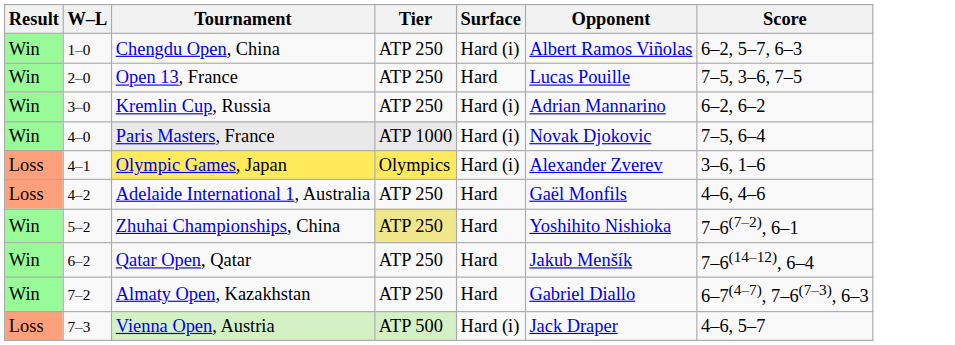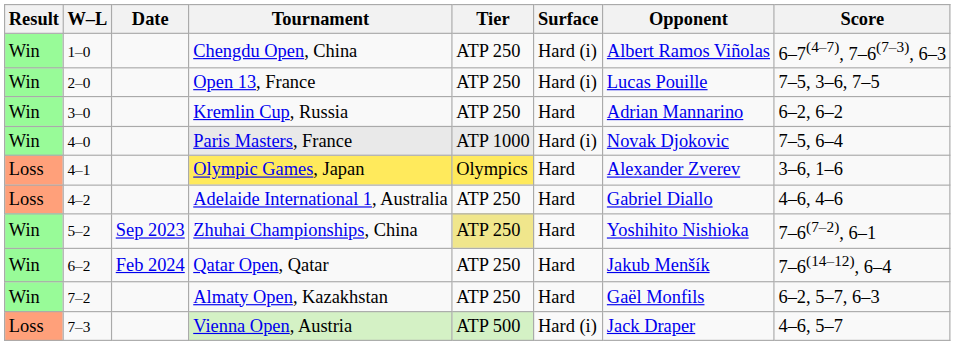+ column: (150, 19)
(752, 48) 6–2, 5–7, 6–3 -> (862, 50) 6–7(4–7), 7–6(7–3), 6–3
(479, 77) Hard -> (567, 82) Hard (i)
(490, 106) Hard (i) -> (556, 111) Hard
(490, 164) Hard (i) -> (556, 169) Hard
(578, 194) Gaël Monfils -> (660, 199) Gabriel Diallo
(582, 294) Gabriel Diallo -> (656, 296) Gaël Monfils
(785, 294) 6–7(4–7), 7–6(7–3), 6–3 -> (829, 296) 6–2, 5–7, 6–3
